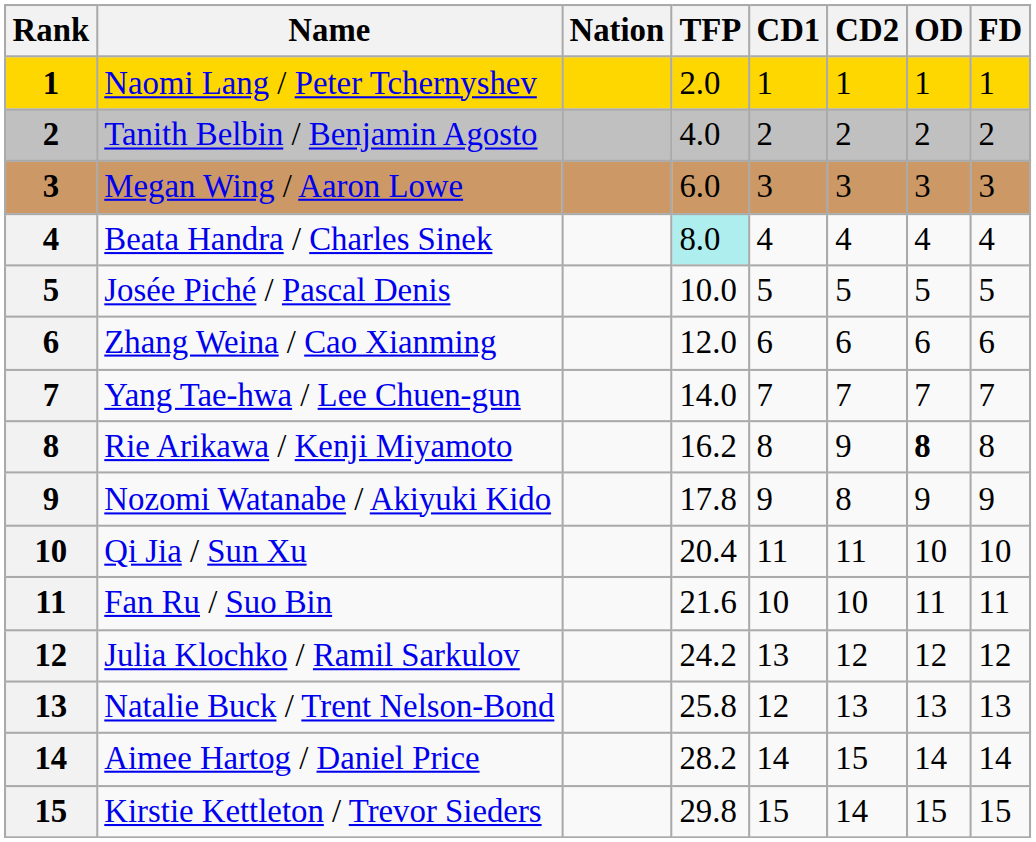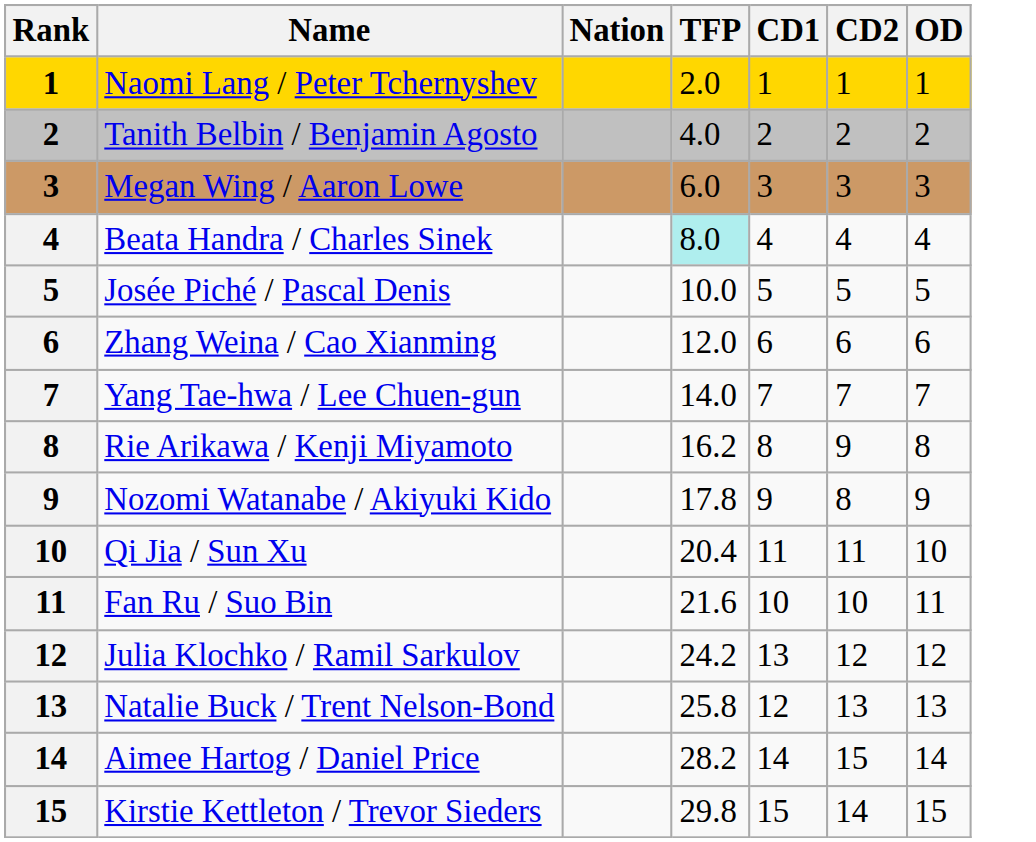- column: (1000, 30)
(922, 446) bold -> (922, 446) normal
